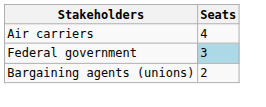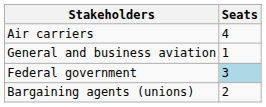+ row: (112, 53)
